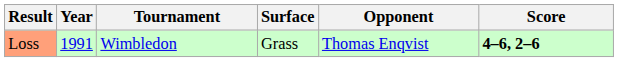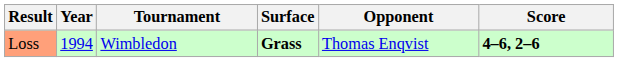(77, 43) 1991 -> (77, 43) 1994
(279, 43) normal -> (281, 43) bold
